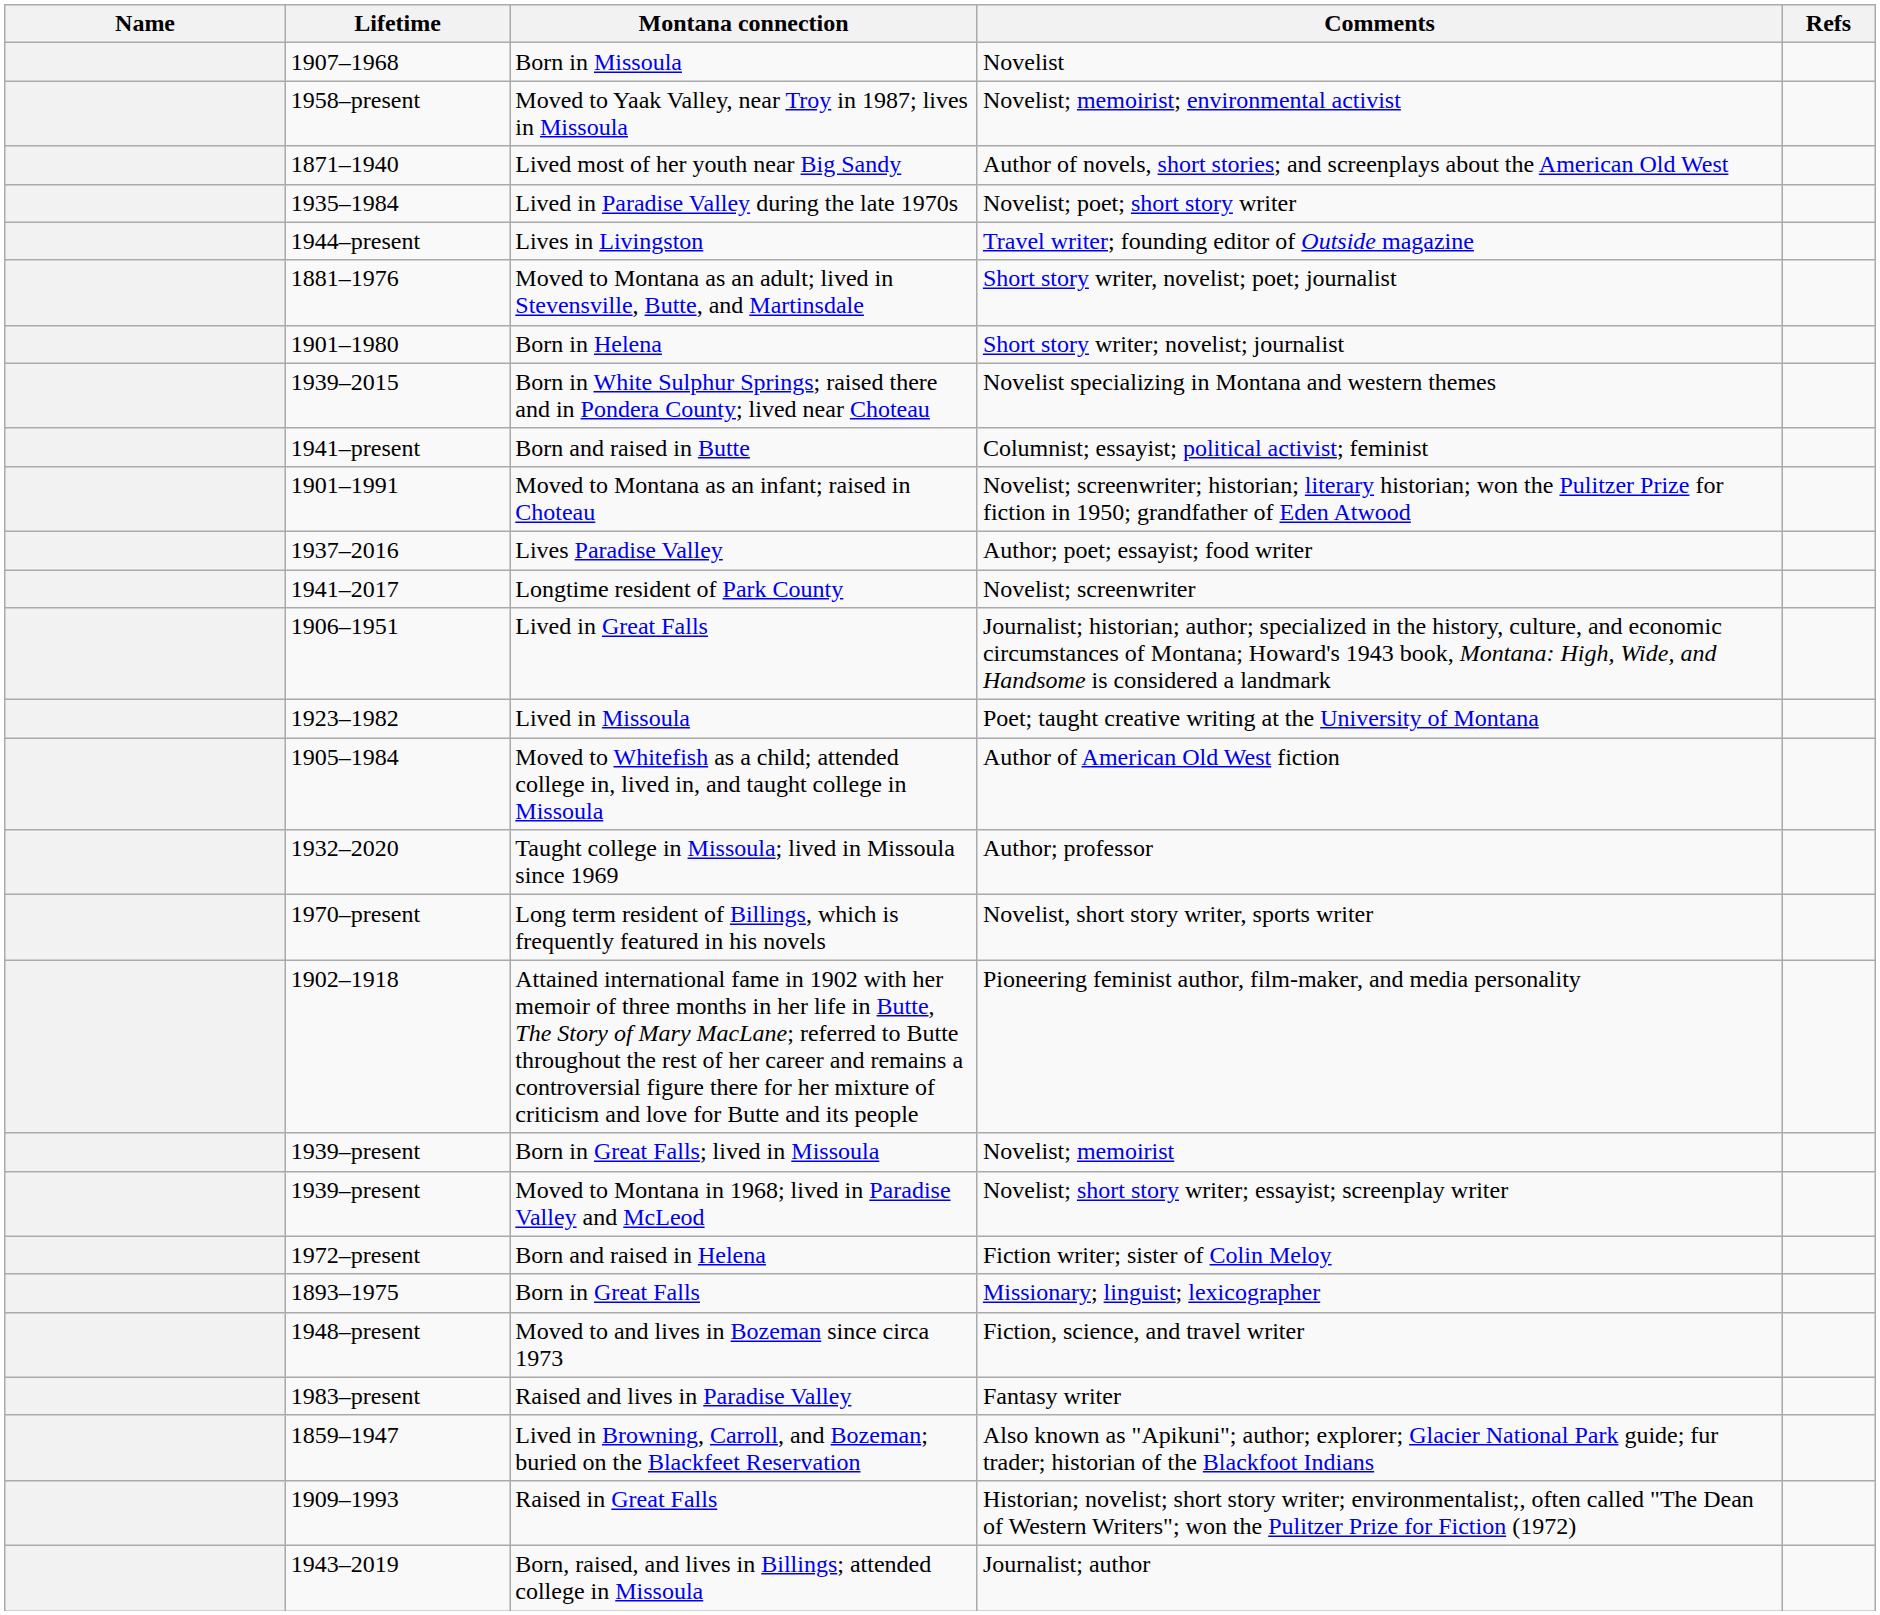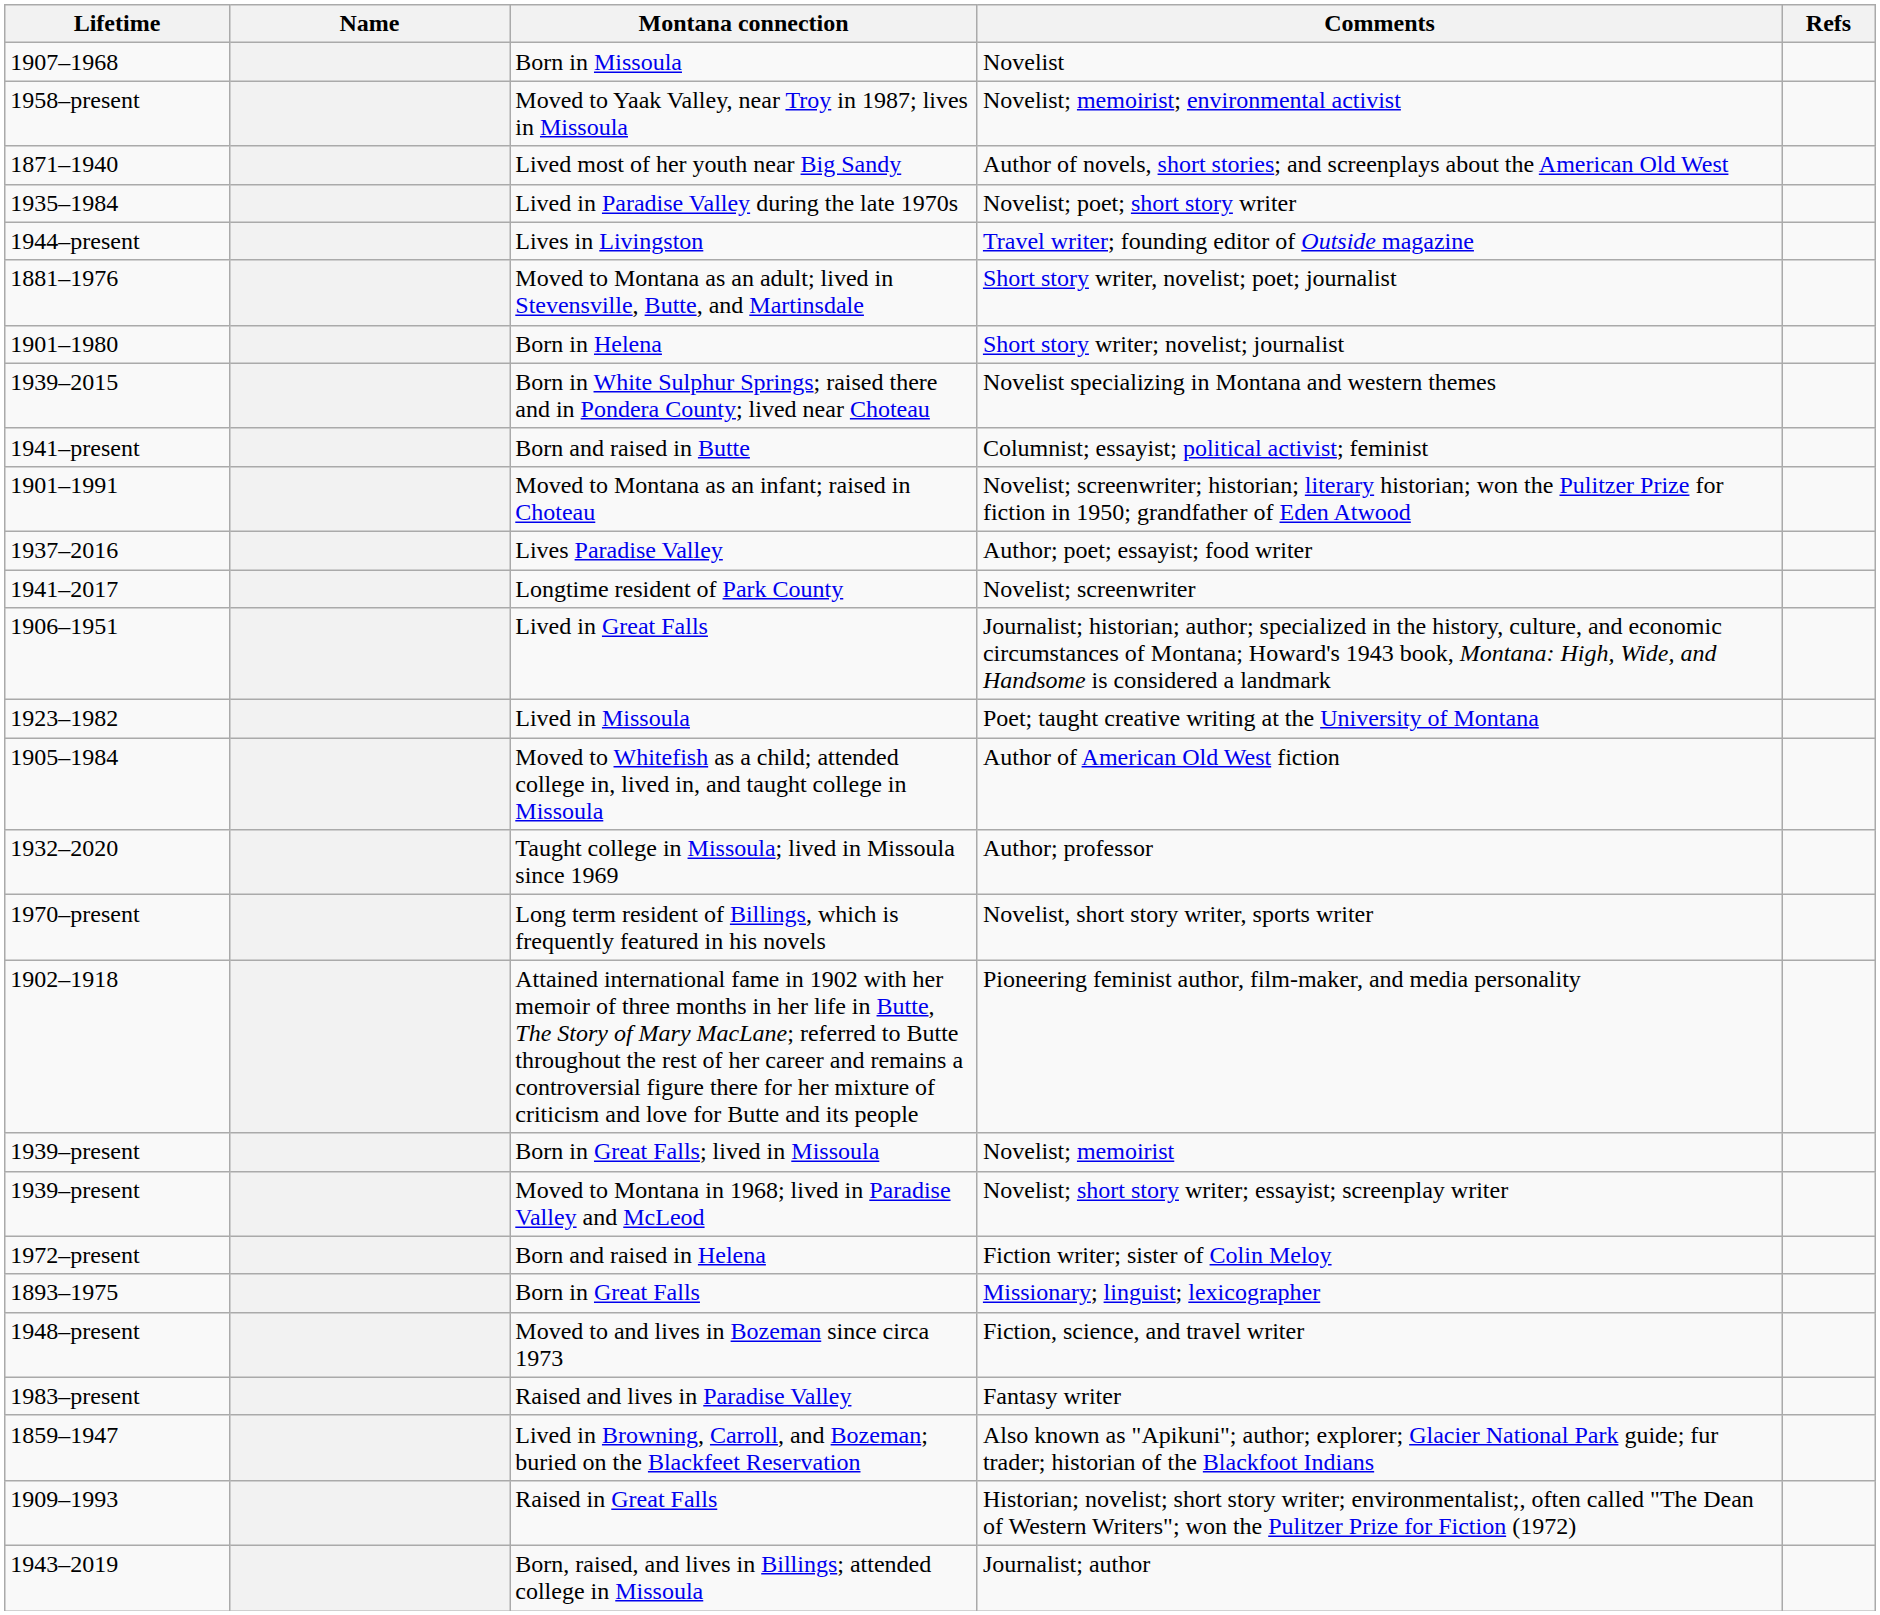columns swapped: (145, 23) <-> (398, 23)
